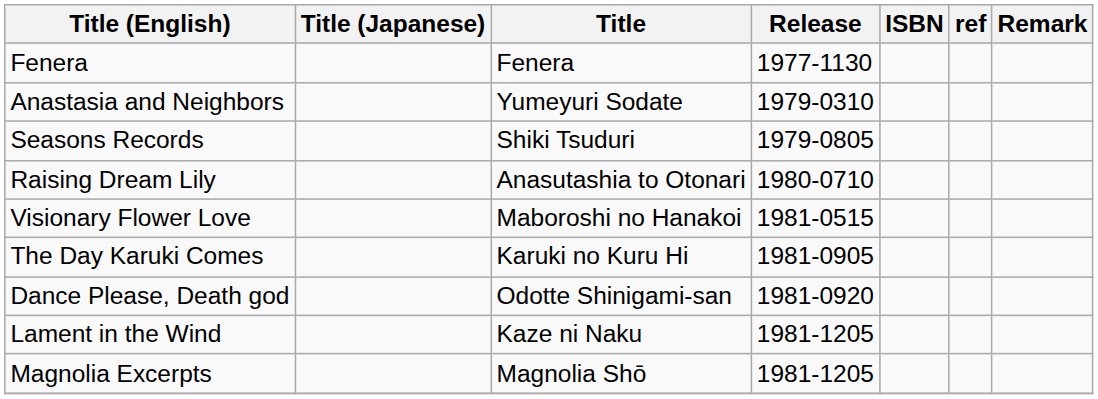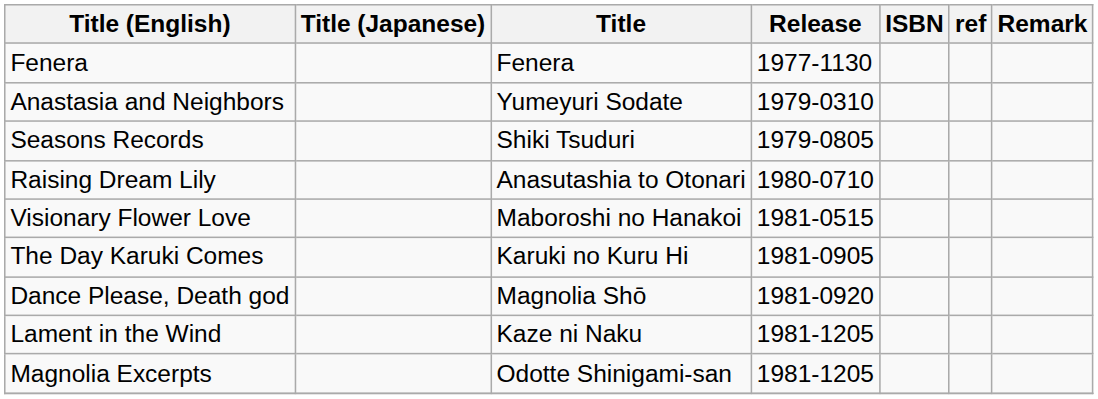(614, 295) Odotte Shinigami-san -> (571, 295) Magnolia Shō
(571, 373) Magnolia Shō -> (614, 373) Odotte Shinigami-san
